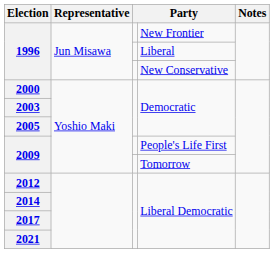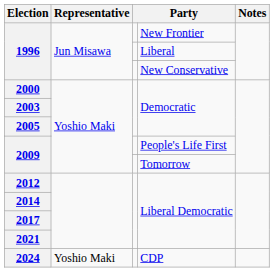+ row: (28, 257)
